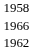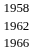rows swapped: (16, 43) <-> (16, 25)
